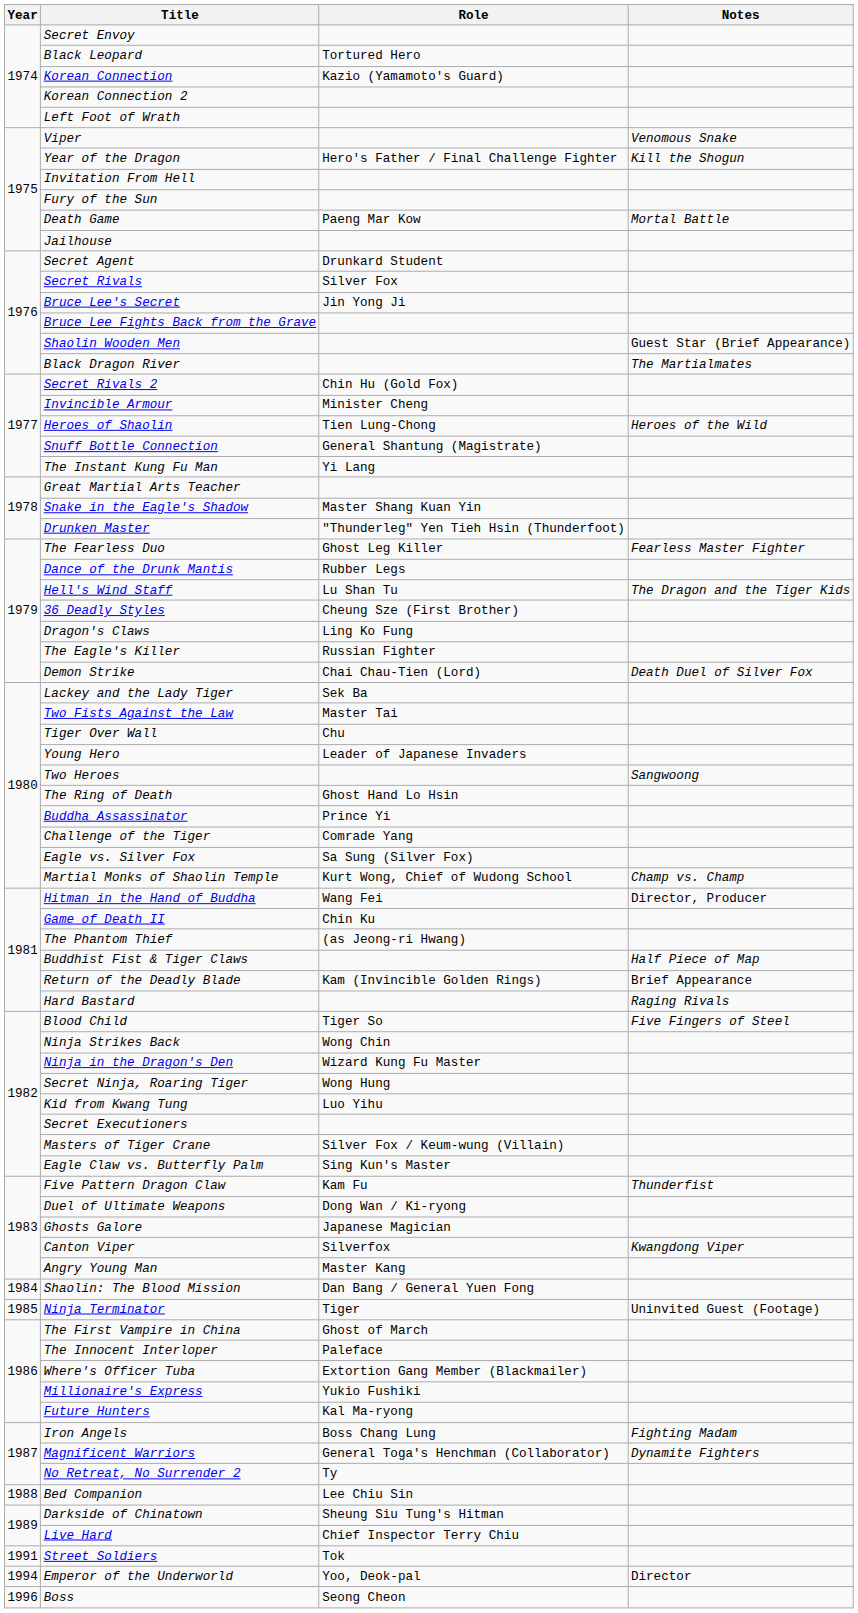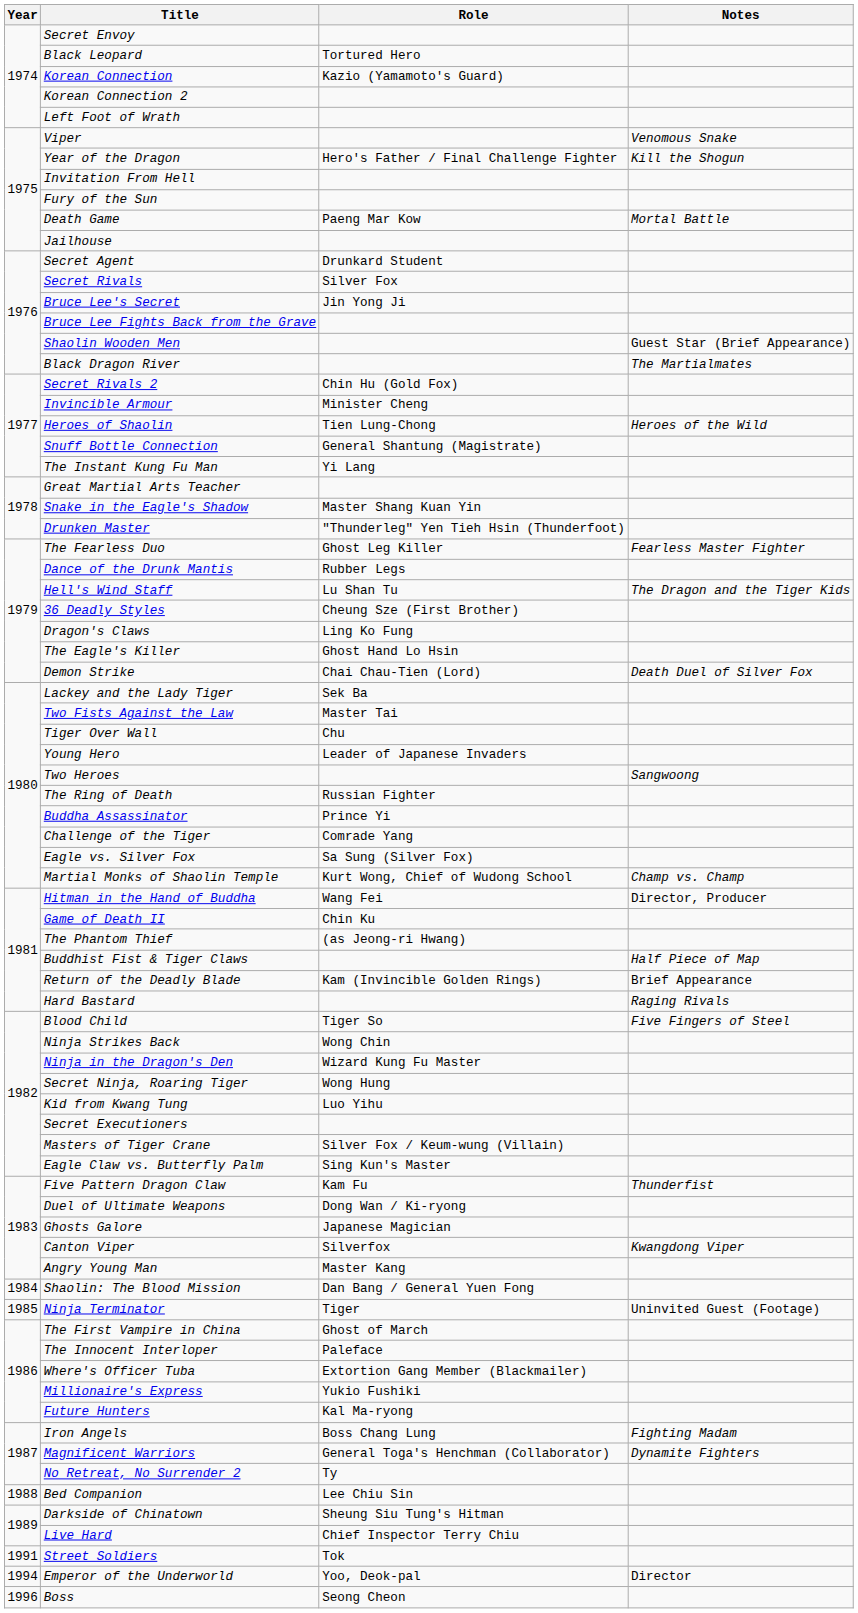(379, 652) Russian Fighter -> (390, 652) Ghost Hand Lo Hsin
(390, 796) Ghost Hand Lo Hsin -> (379, 796) Russian Fighter
